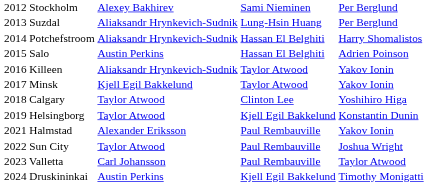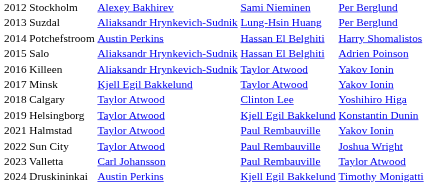(168, 38) Aliaksandr Hrynkevich-Sudnik -> (131, 38) Austin Perkins
(131, 53) Austin Perkins -> (168, 53) Aliaksandr Hrynkevich-Sudnik
(142, 130) Alexander Eriksson -> (131, 130) Taylor Atwood
